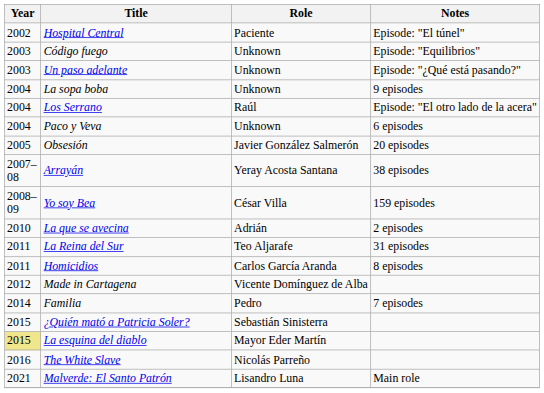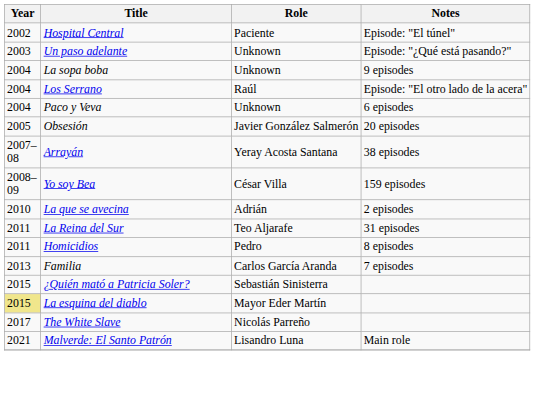- row: (76, 51)
(285, 265) Carlos García Aranda -> (248, 247) Pedro
- row: (90, 284)
(19, 303) 2014 -> (19, 265) 2013
(248, 303) Pedro -> (285, 265) Carlos García Aranda
(19, 359) 2016 -> (19, 322) 2017
